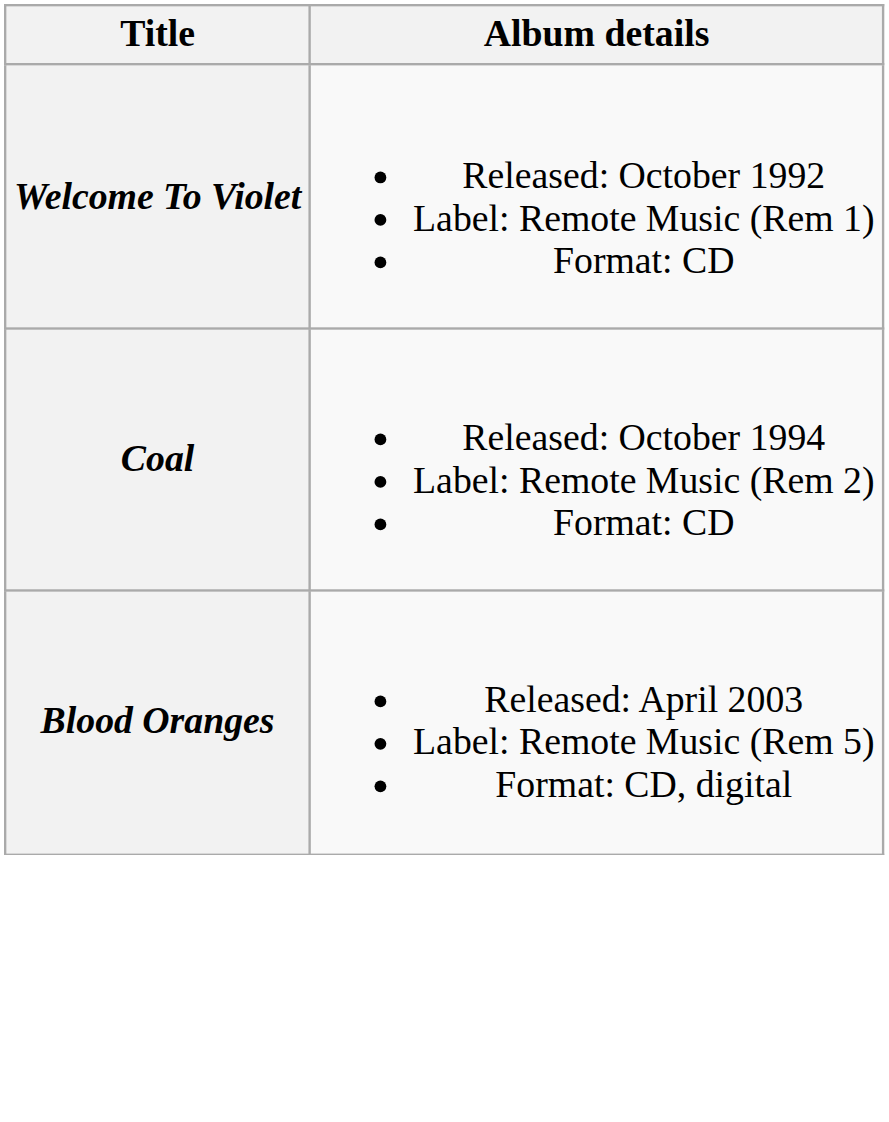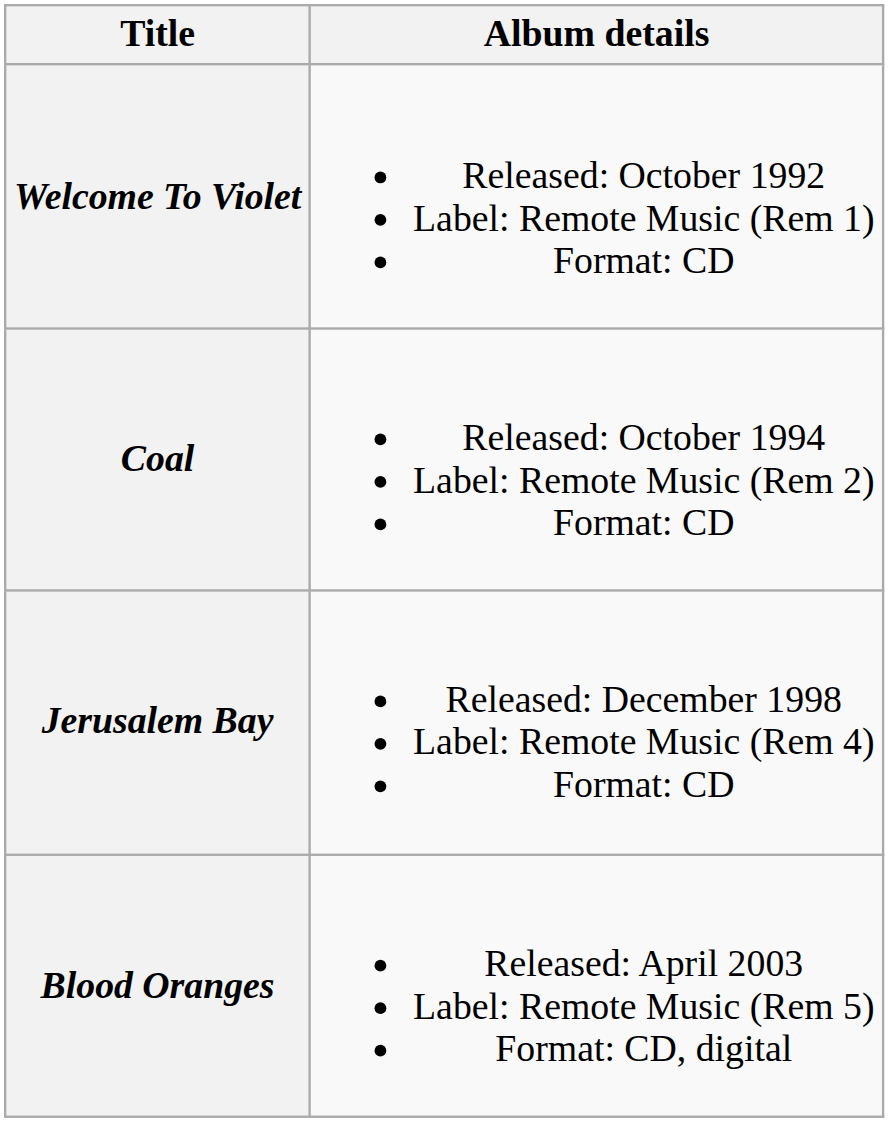+ row: (158, 721)
